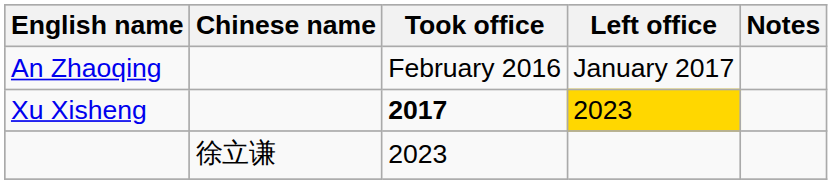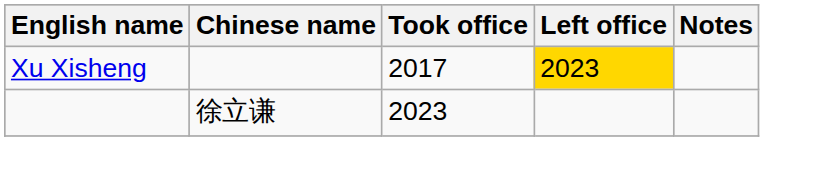- row: (86, 67)
(418, 109) bold -> (418, 67) normal
